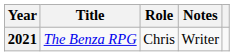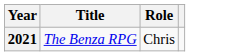- column: (200, 16)
